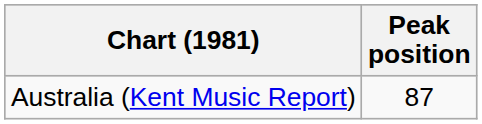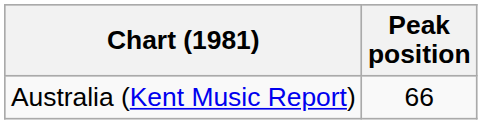(419, 97) 87 -> (419, 97) 66
